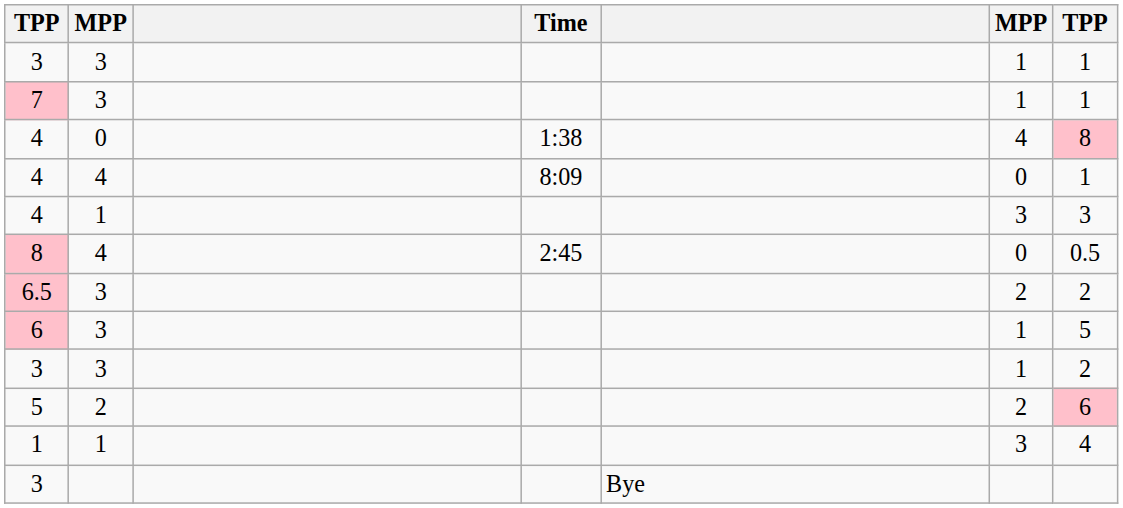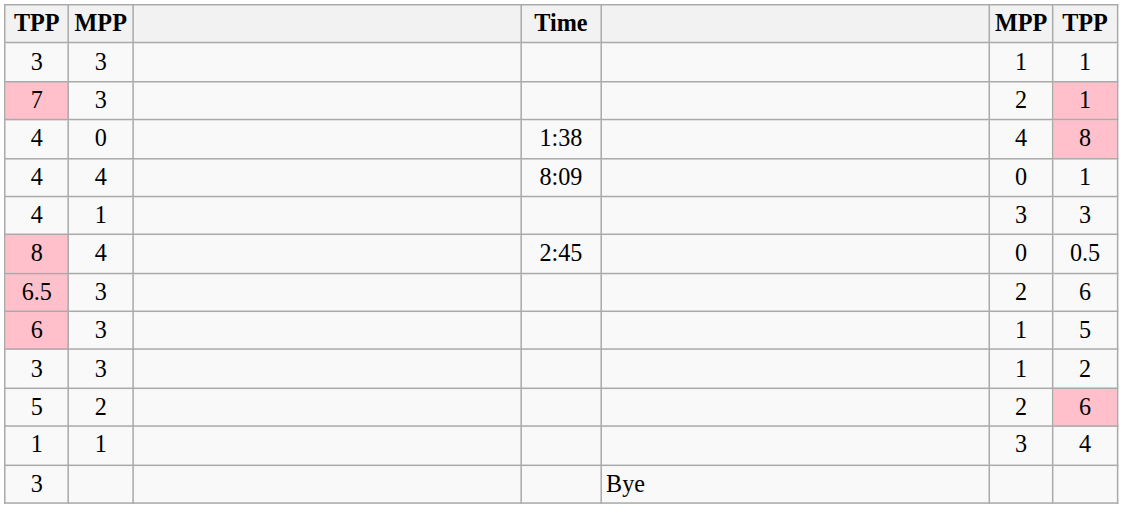(1021, 100) 1 -> (1021, 100) 2
(1085, 100) no background -> (1085, 100) pink background
(1085, 291) 2 -> (1085, 291) 6
